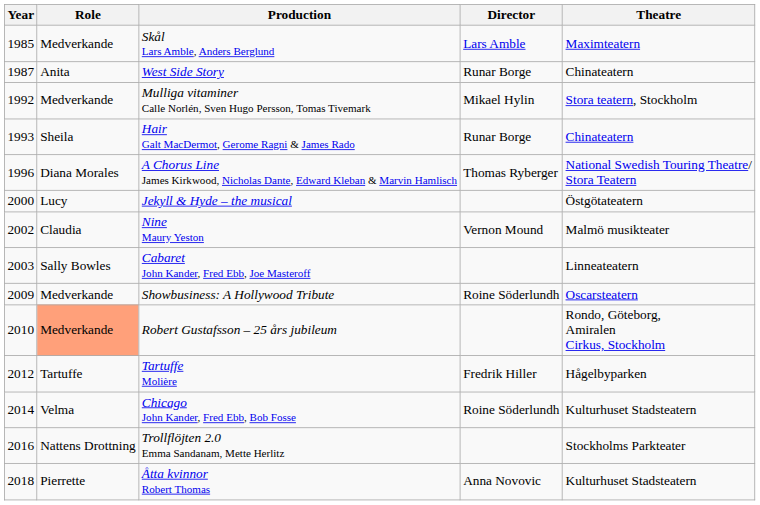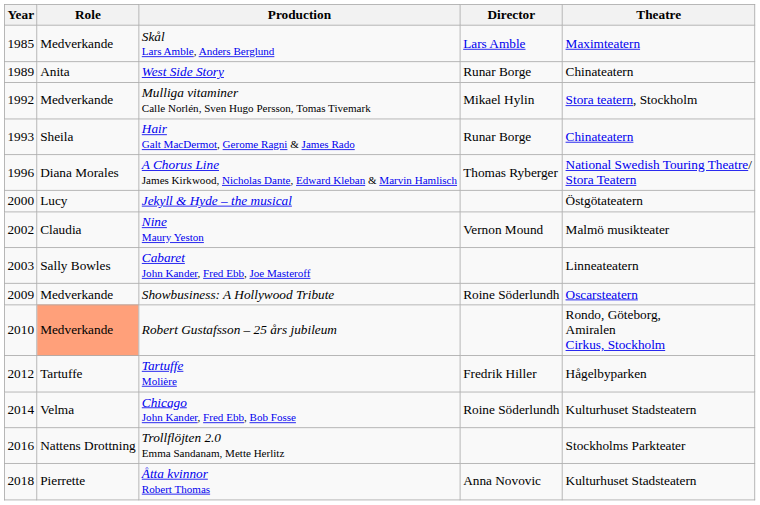(21, 72) 1987 -> (21, 72) 1989
